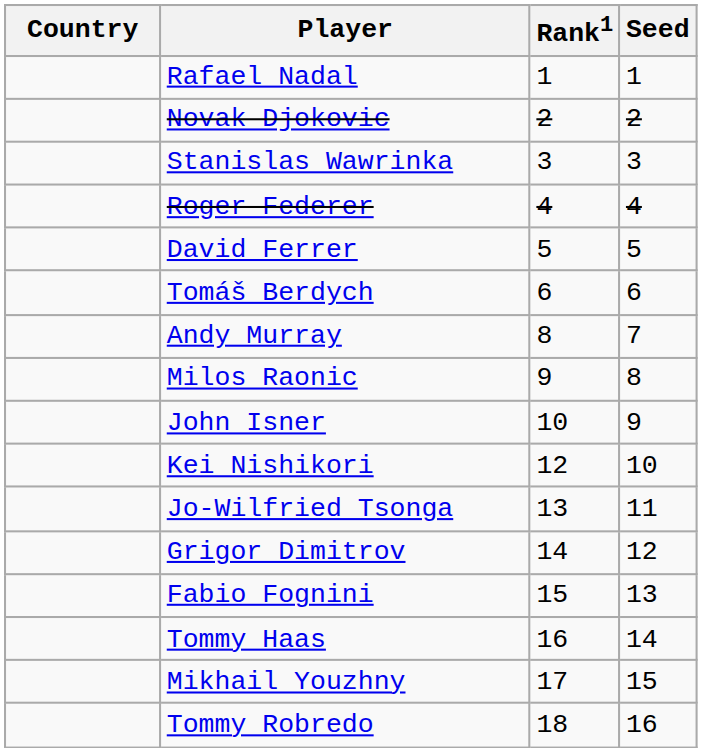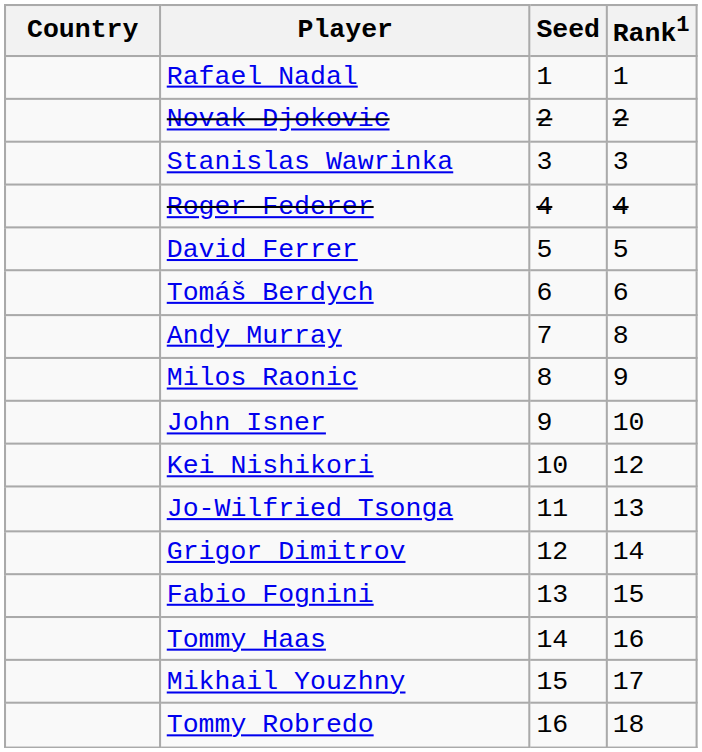columns swapped: (575, 30) <-> (658, 30)
